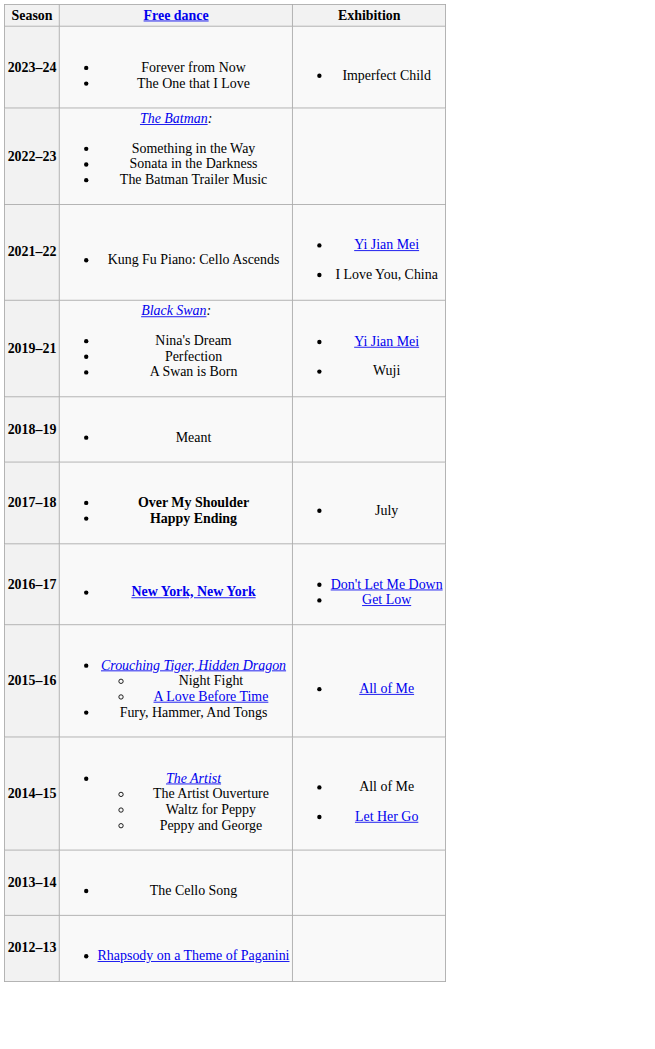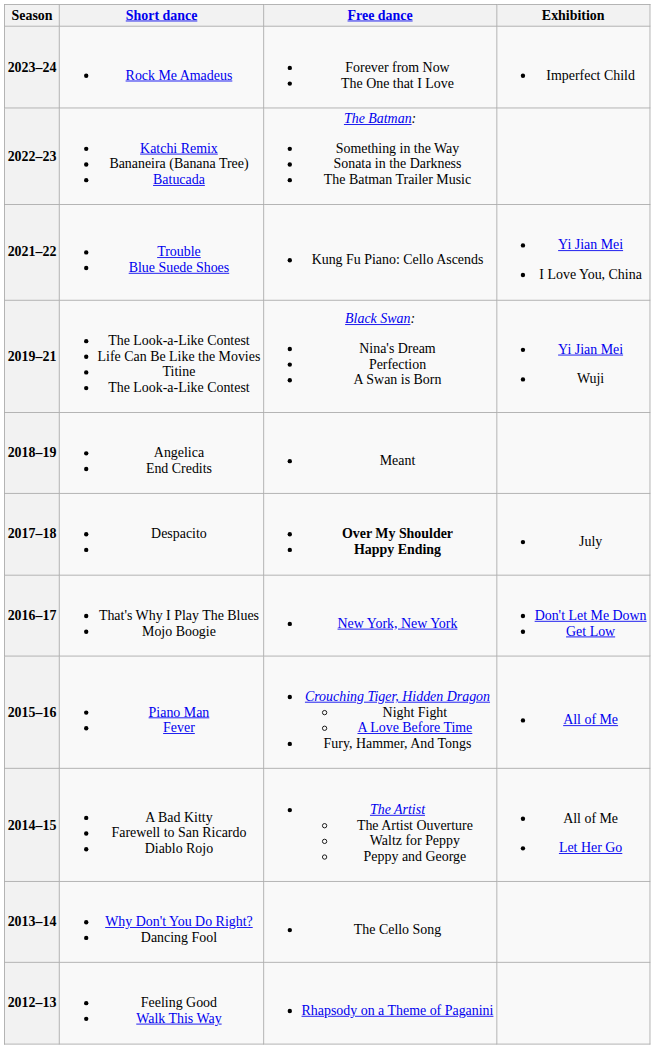+ column: (162, 15)
(176, 592) bold -> (380, 623) normal
